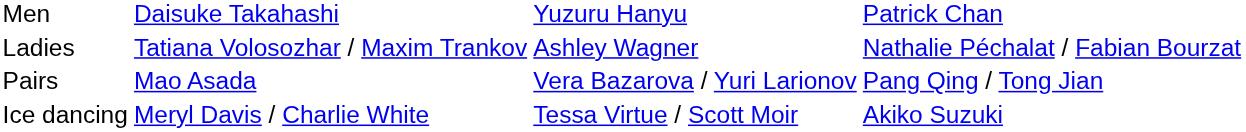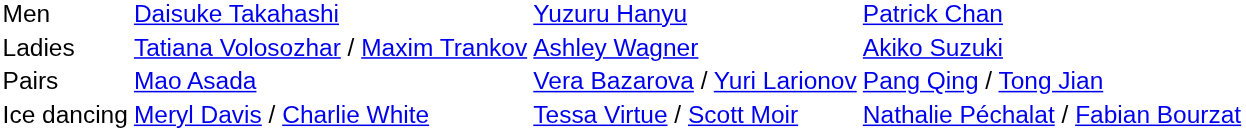(1052, 47) Nathalie Péchalat / Fabian Bourzat -> (933, 47) Akiko Suzuki
(933, 115) Akiko Suzuki -> (1052, 115) Nathalie Péchalat / Fabian Bourzat
